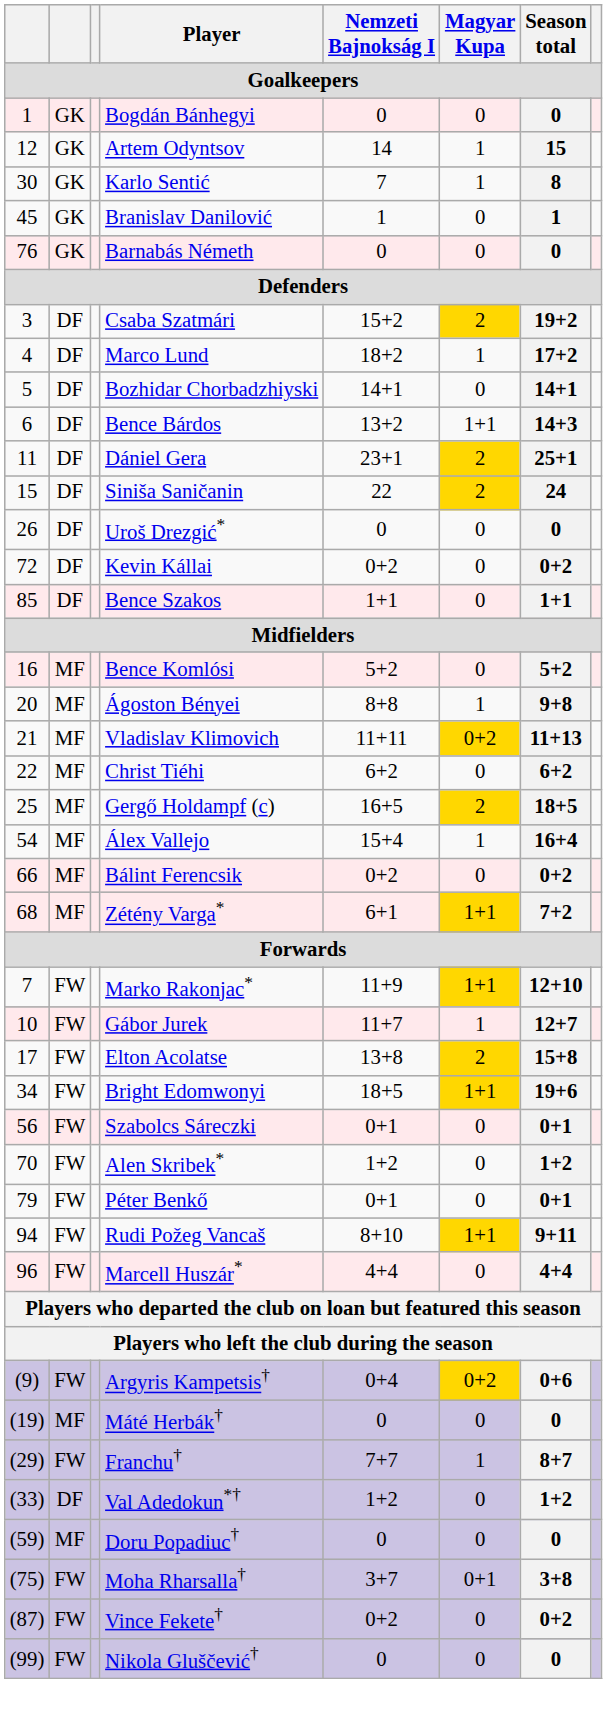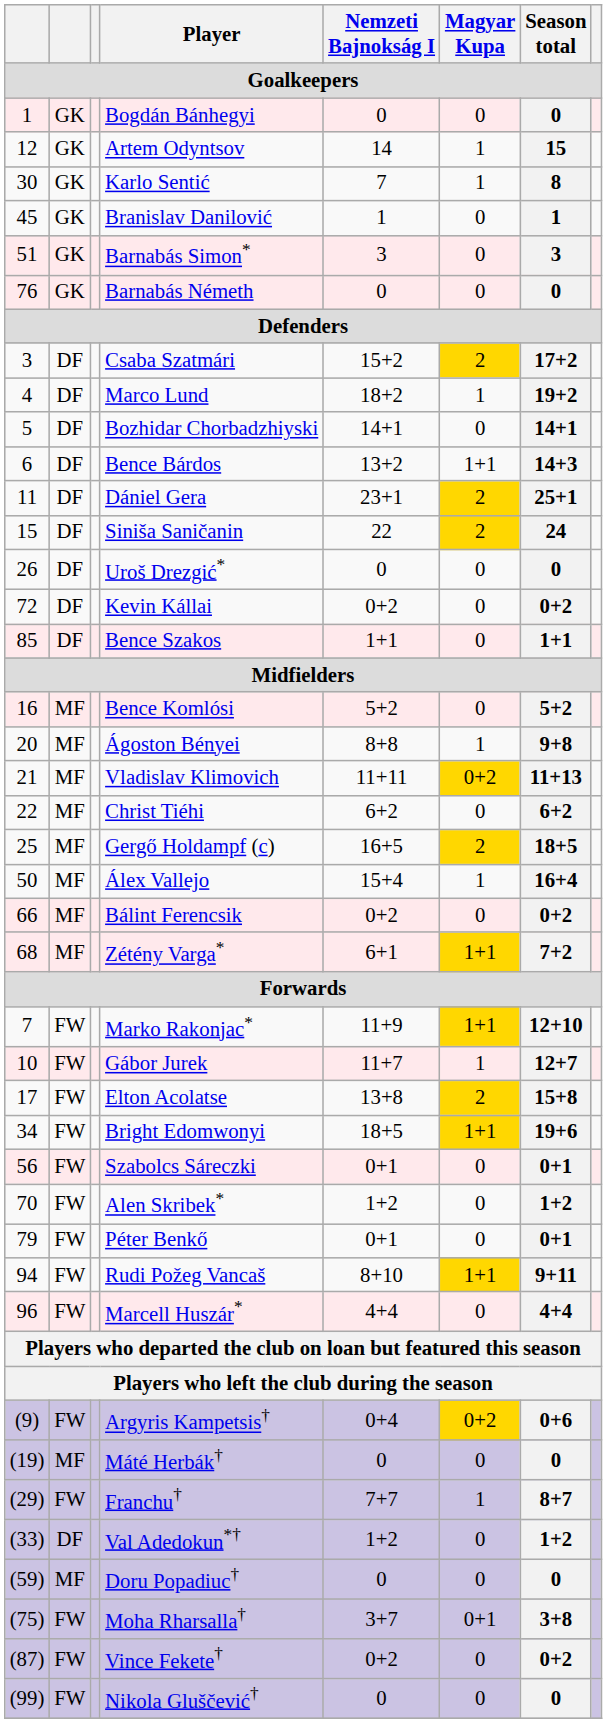+ row: (178, 254)
(556, 320) 19+2 -> (556, 360) 17+2
(556, 354) 17+2 -> (556, 394) 19+2
(27, 840) 54 -> (27, 880) 50
